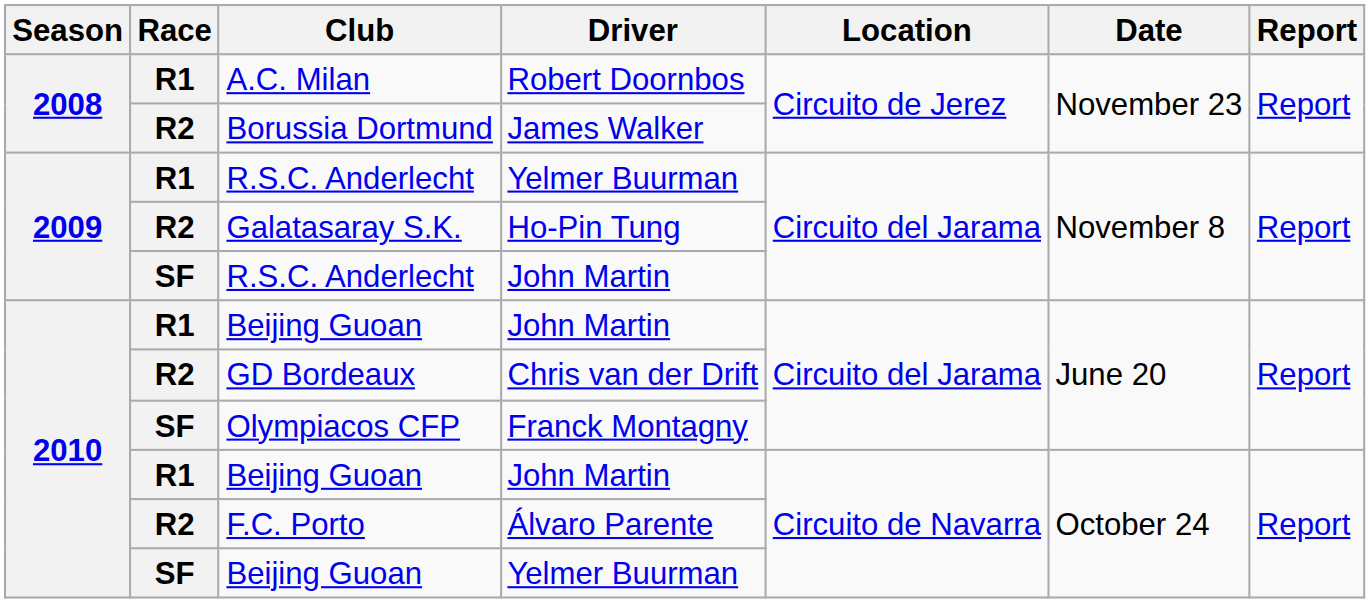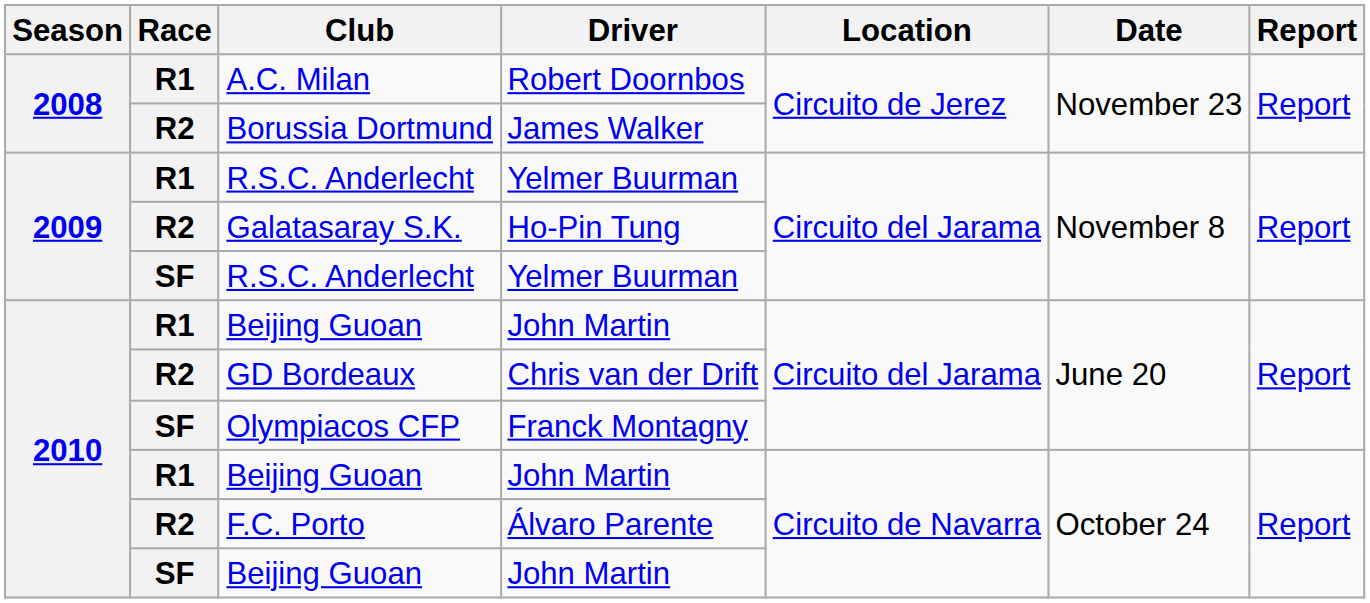(589, 277) John Martin -> (623, 277) Yelmer Buurman
(623, 572) Yelmer Buurman -> (589, 572) John Martin
